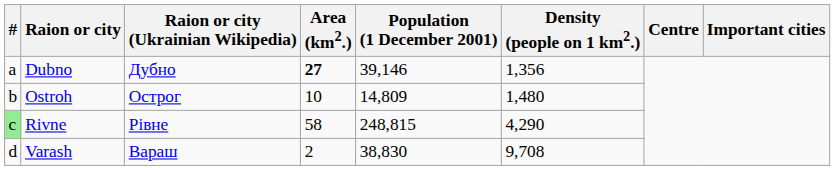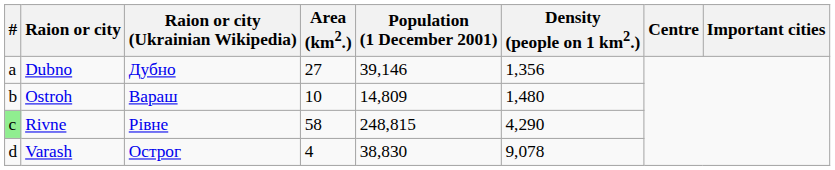(313, 69) bold -> (313, 69) normal
(155, 97) Острог -> (153, 97) Вараш
(153, 151) Вараш -> (155, 151) Острог
(309, 151) 2 -> (309, 151) 4
(525, 151) 9,708 -> (525, 151) 9,078
